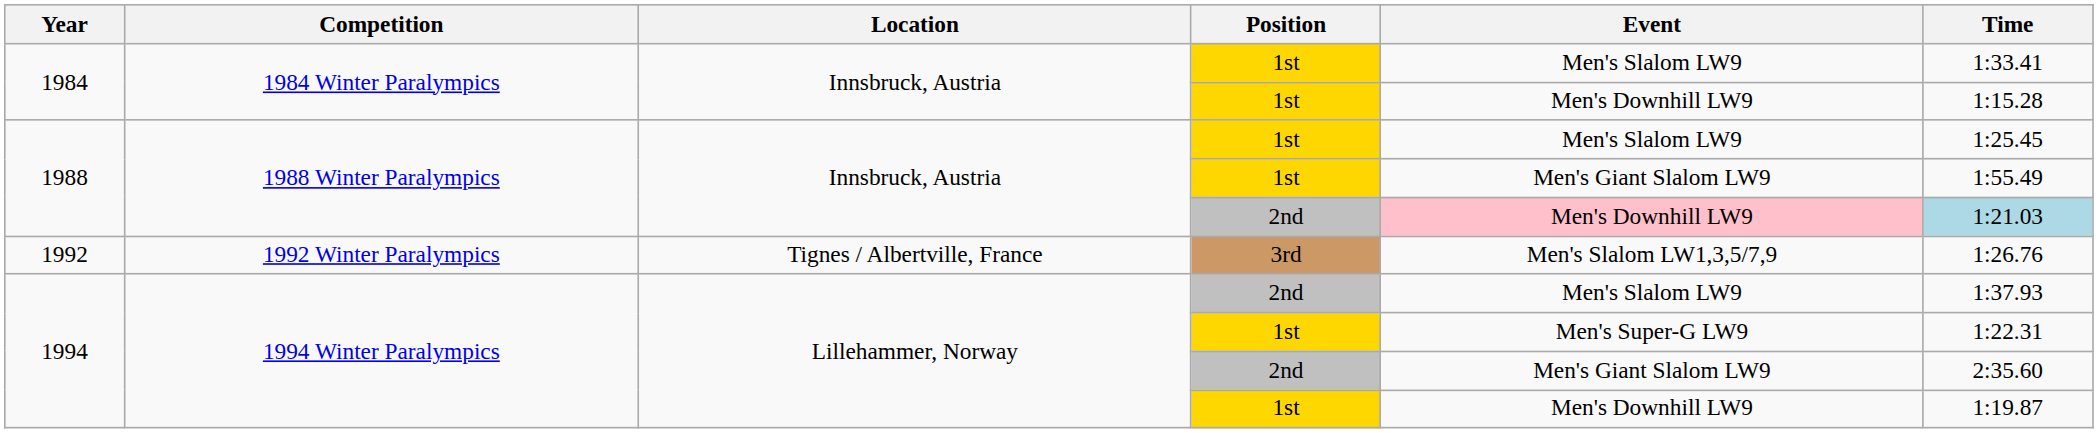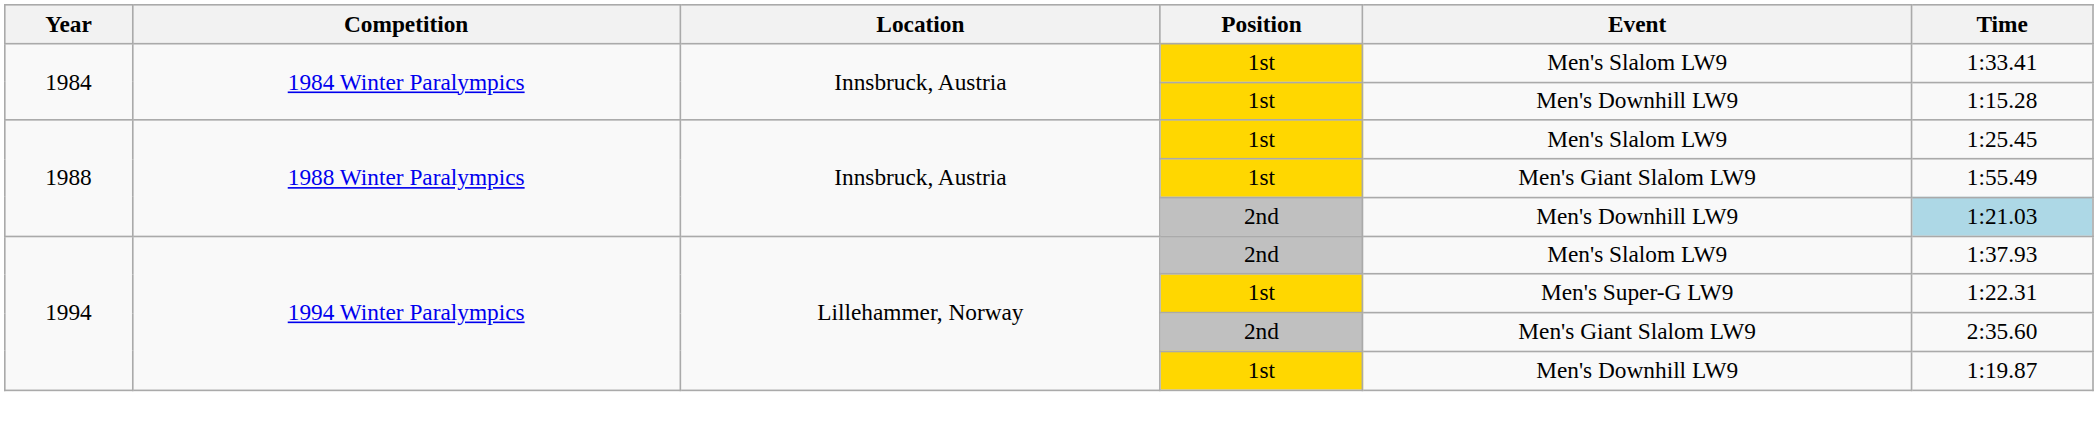(1652, 216) pink background -> (1637, 216) no background
- row: (65, 254)
